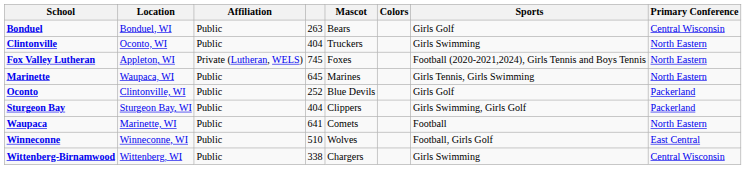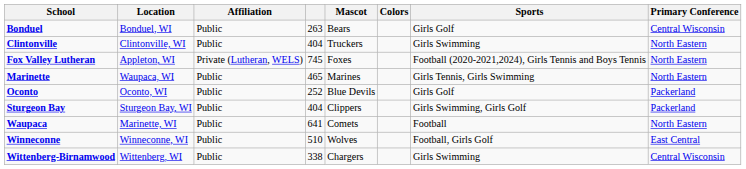(143, 44) Oconto, WI -> (153, 44) Clintonville, WI
(315, 76) 645 -> (315, 76) 465
(153, 92) Clintonville, WI -> (143, 92) Oconto, WI
